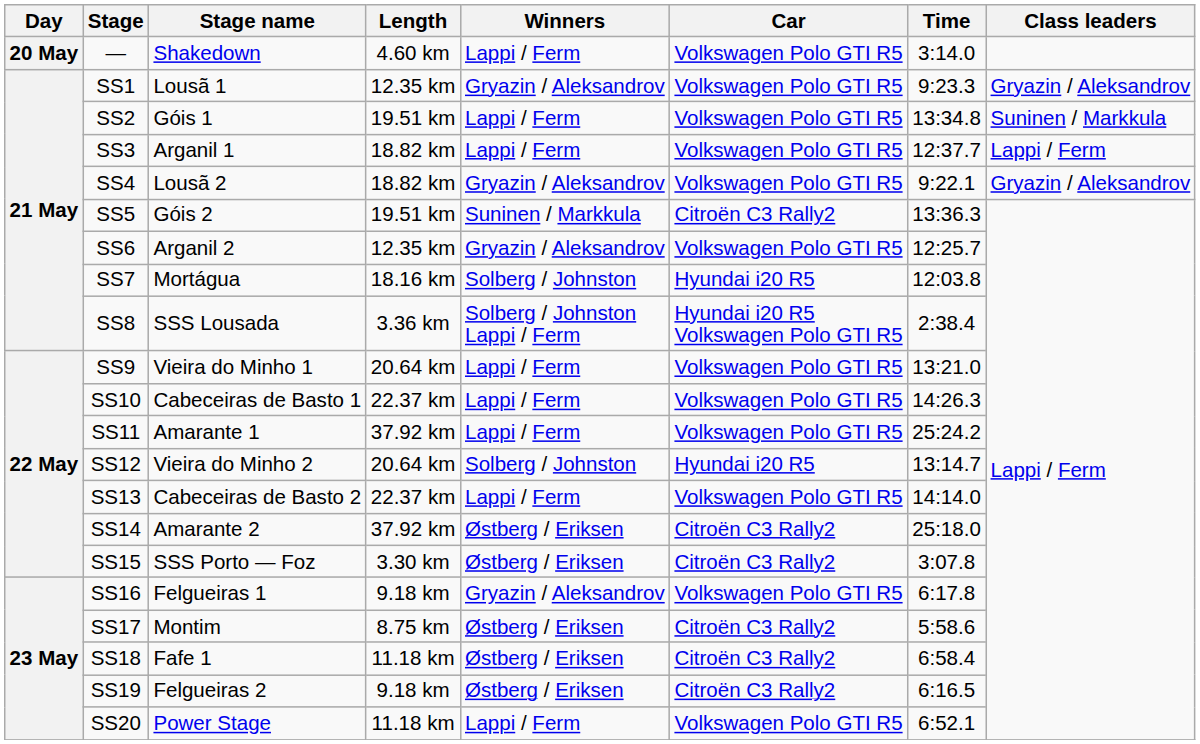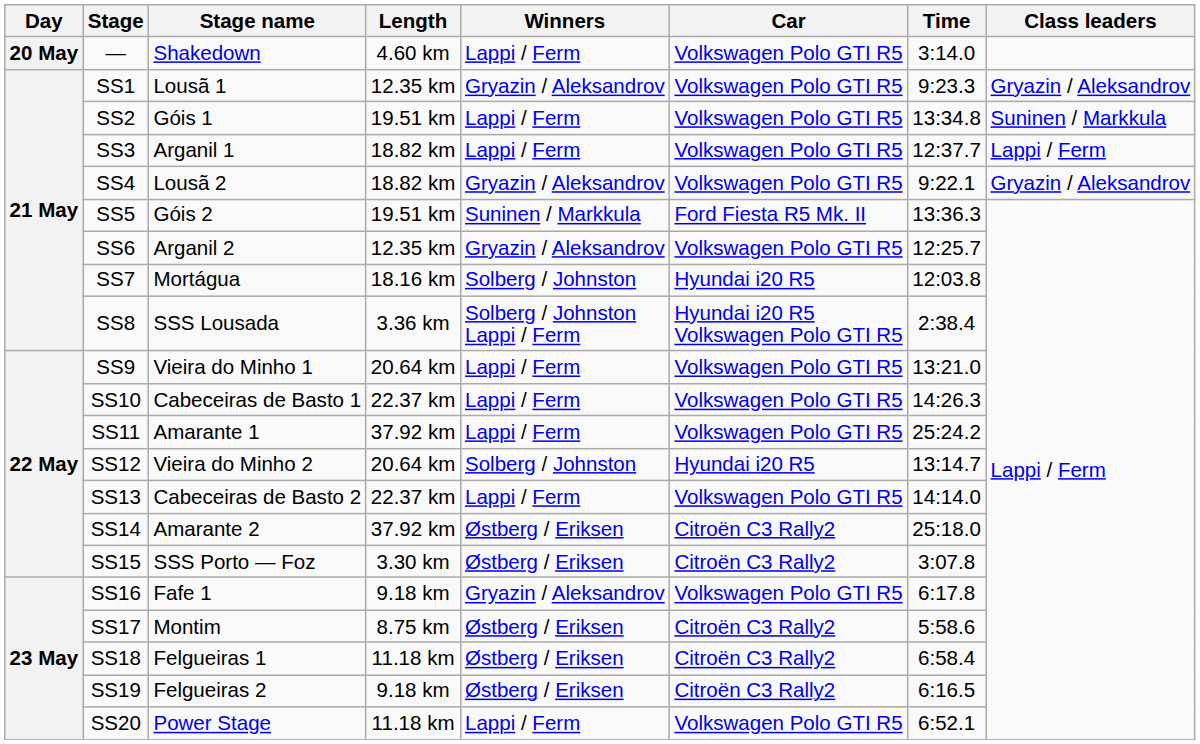(755, 215) Citroën C3 Rally2 -> (770, 215) Ford Fiesta R5 Mk. II
(210, 593) Felgueiras 1 -> (183, 593) Fafe 1
(183, 658) Fafe 1 -> (210, 658) Felgueiras 1
